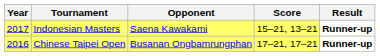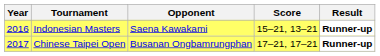(18, 28) 2017 -> (18, 28) 2016
(18, 44) 2016 -> (18, 44) 2017
